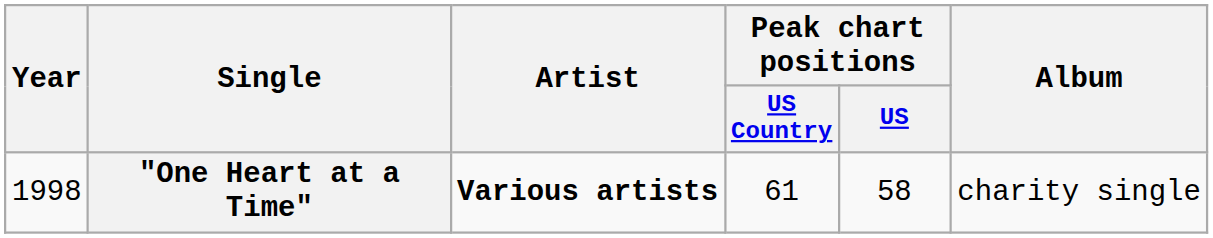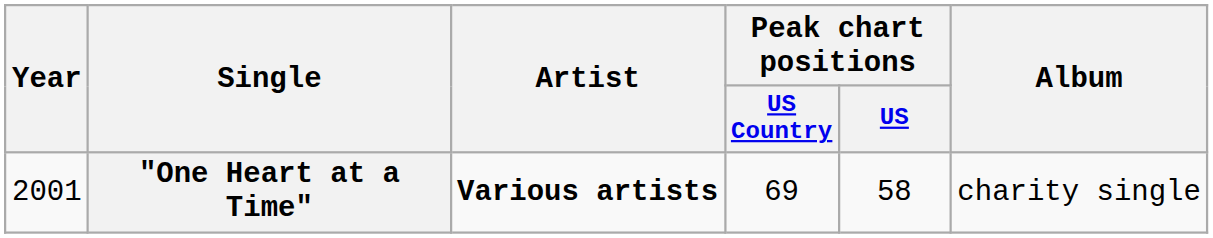(47, 192) 1998 -> (47, 192) 2001
(782, 192) 61 -> (782, 192) 69
